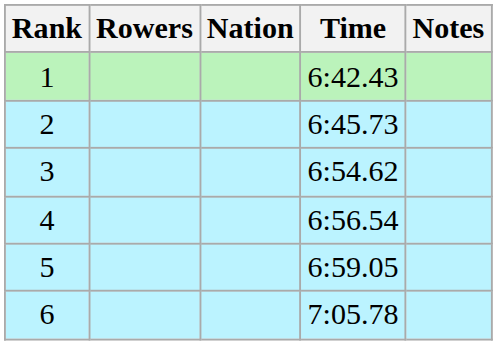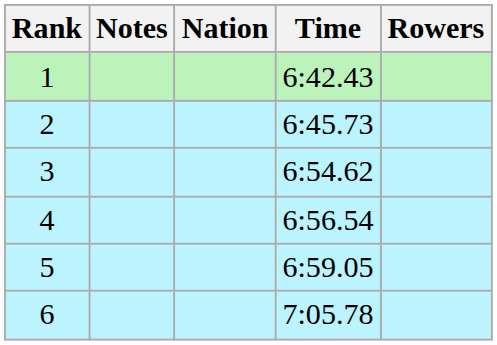columns swapped: (144, 28) <-> (448, 28)
